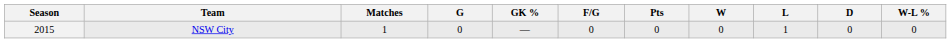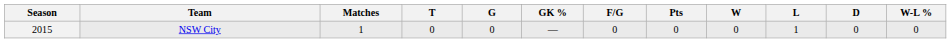+ column: (432, 13)
